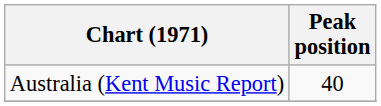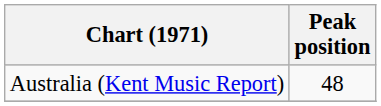(333, 82) 40 -> (333, 82) 48
